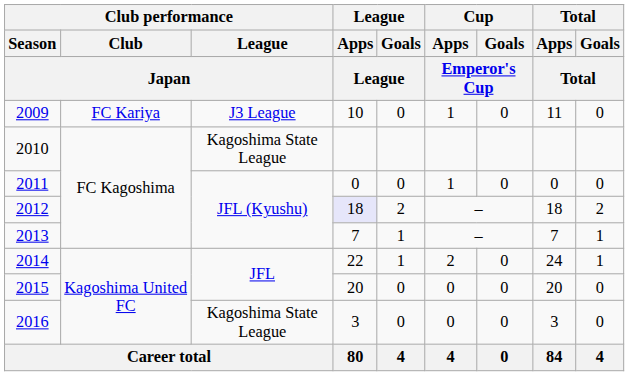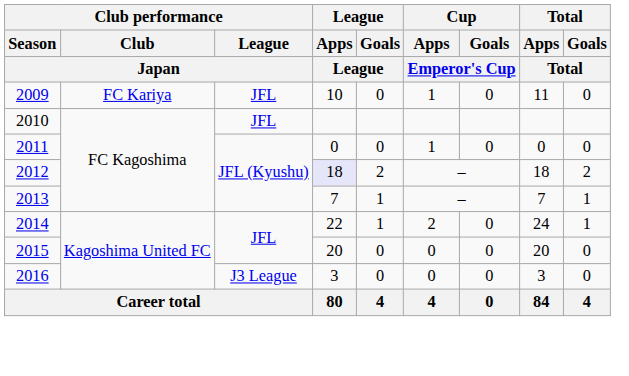(262, 113) J3 League -> (264, 95) JFL
(262, 148) Kagoshima State League -> (264, 120) JFL
(262, 322) Kagoshima State League -> (264, 276) J3 League
